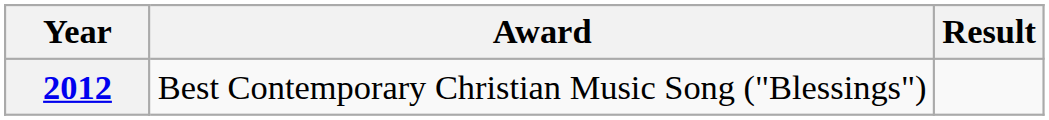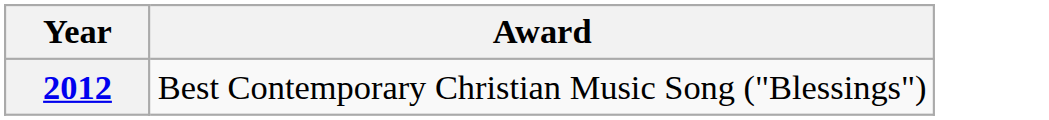- column: (989, 31)
